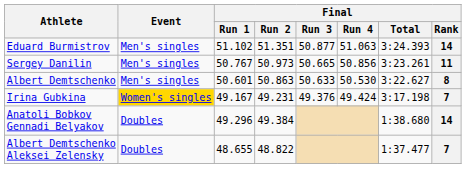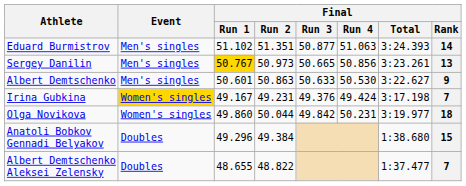(234, 63) no background -> (234, 63) gold background
(446, 63) 11 -> (446, 63) 13
(446, 80) 8 -> (446, 80) 9
+ row: (46, 114)
(446, 120) 14 -> (446, 137) 15
